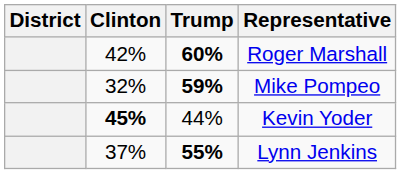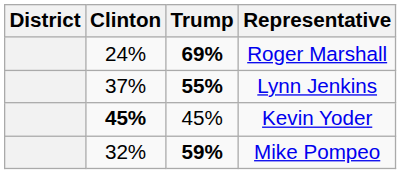(126, 53) 42% -> (126, 53) 24%
(202, 53) 60% -> (202, 53) 69%
rows swapped: (317, 151) <-> (317, 86)
(202, 119) 44% -> (202, 119) 45%
